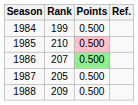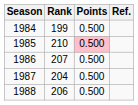(92, 60) lightgreen background -> (92, 60) no background
(59, 76) 205 -> (59, 76) 204
(59, 92) 209 -> (59, 92) 206
